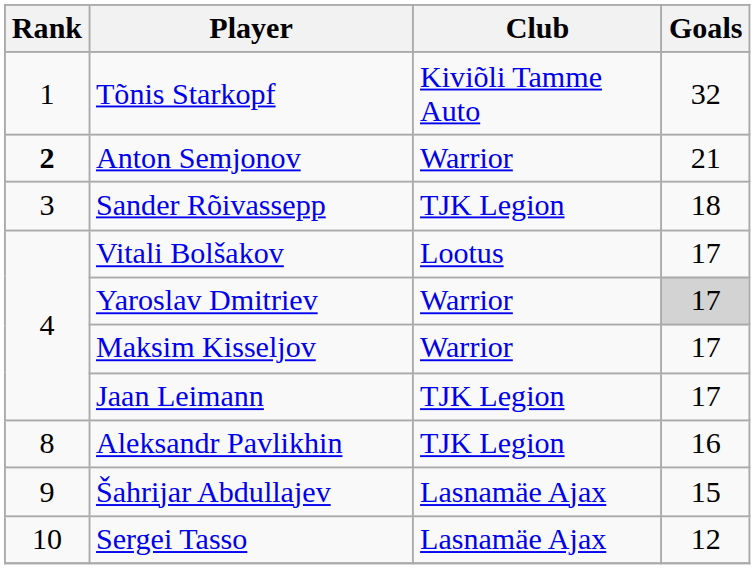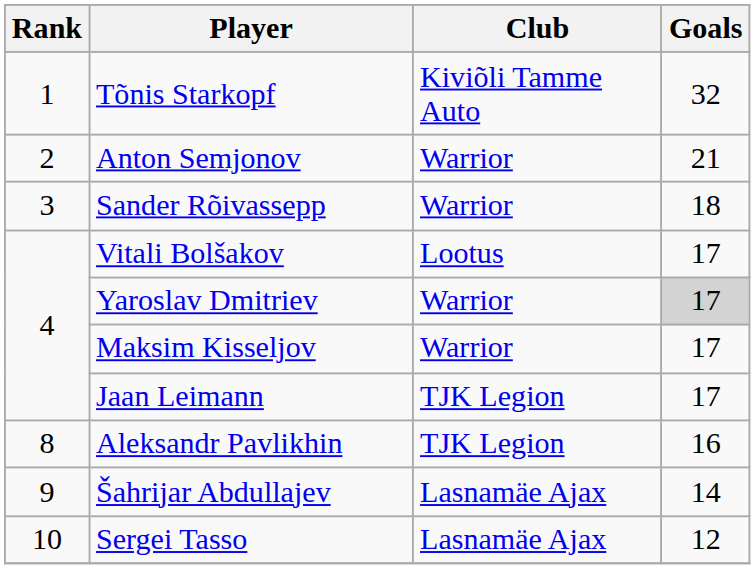(47, 157) bold -> (47, 157) normal
(492, 205) TJK Legion -> (466, 205) Warrior
(706, 491) 15 -> (706, 491) 14
